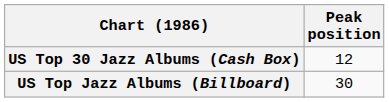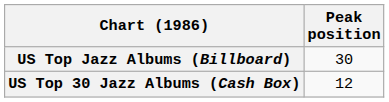rows swapped: (154, 84) <-> (154, 59)
